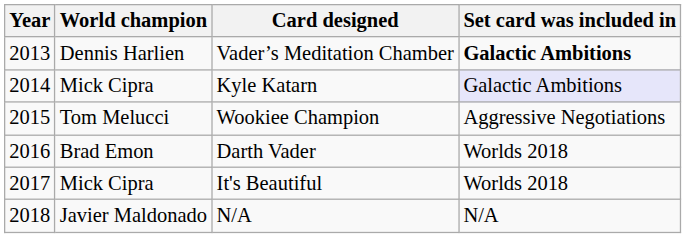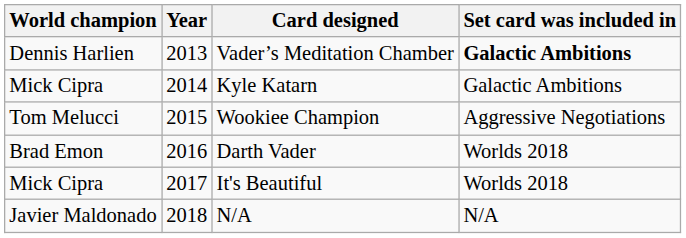columns swapped: (30, 20) <-> (133, 20)
(543, 85) lavender background -> (543, 85) no background
